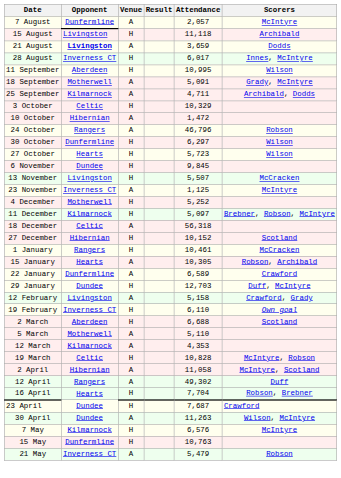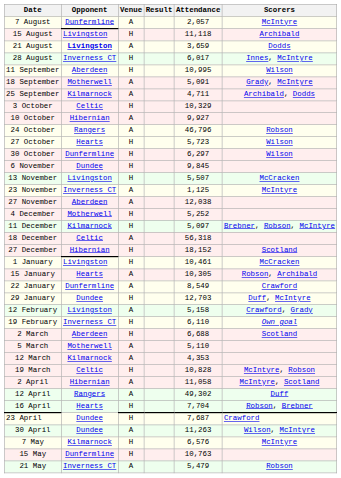(198, 119) 1,472 -> (198, 119) 9,927
rows swapped: (33, 155) <-> (33, 143)
+ row: (33, 203)
(198, 239) 10,152 -> (198, 251) 18,152
(90, 250) Rangers -> (85, 263) Livingston
(198, 274) 6,589 -> (198, 287) 8,549
